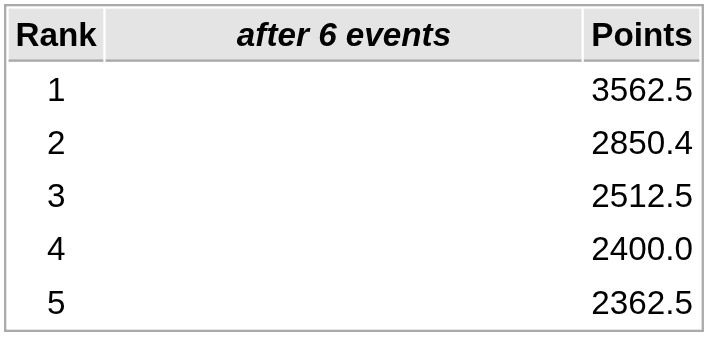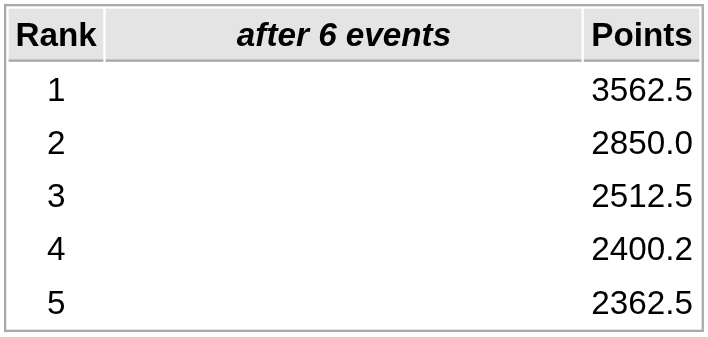(642, 143) 2850.4 -> (642, 143) 2850.0
(642, 249) 2400.0 -> (642, 249) 2400.2
